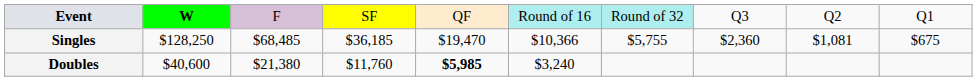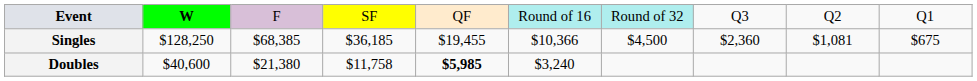(277, 40) $68,485 -> (277, 40) $68,385
(462, 40) $19,470 -> (462, 40) $19,455
(647, 40) $5,755 -> (647, 40) $4,500
(369, 64) $11,760 -> (369, 64) $11,758
